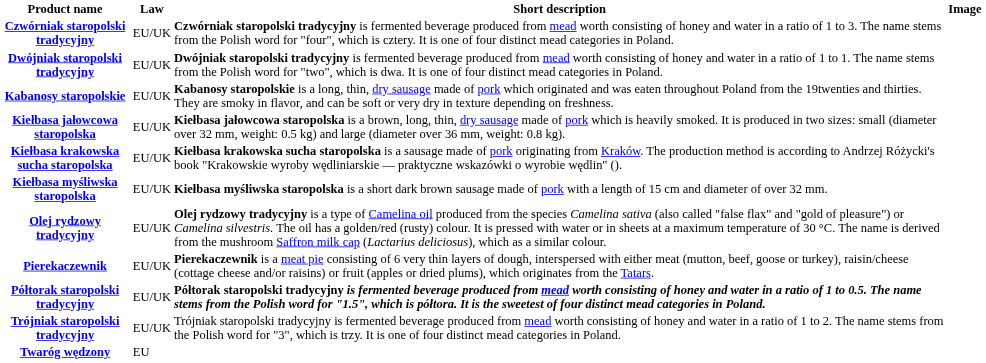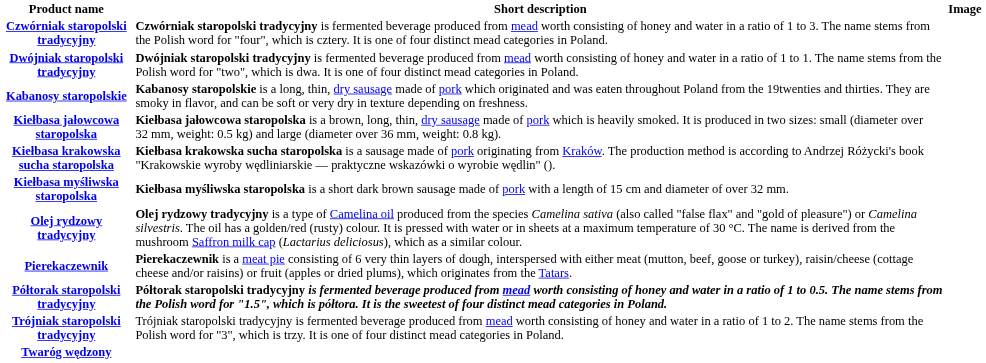- column: (152, 9)
